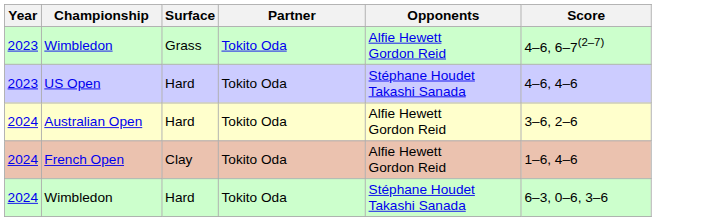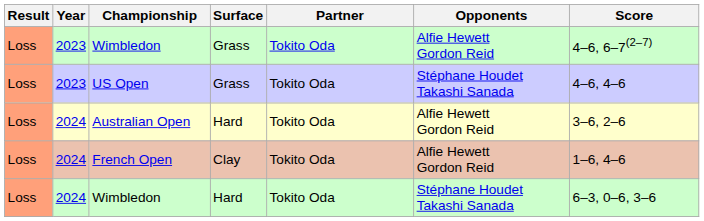+ column: (28, 15)
(180, 83) Hard -> (231, 83) Grass
